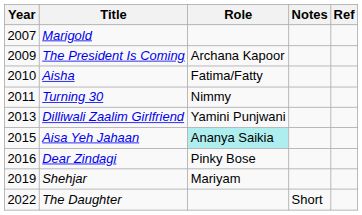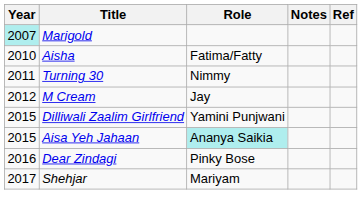(22, 35) no background -> (22, 35) paleturquoise background
- row: (114, 55)
+ row: (69, 96)
(22, 117) 2013 -> (22, 117) 2015
(22, 179) 2019 -> (22, 179) 2017
- row: (82, 199)
